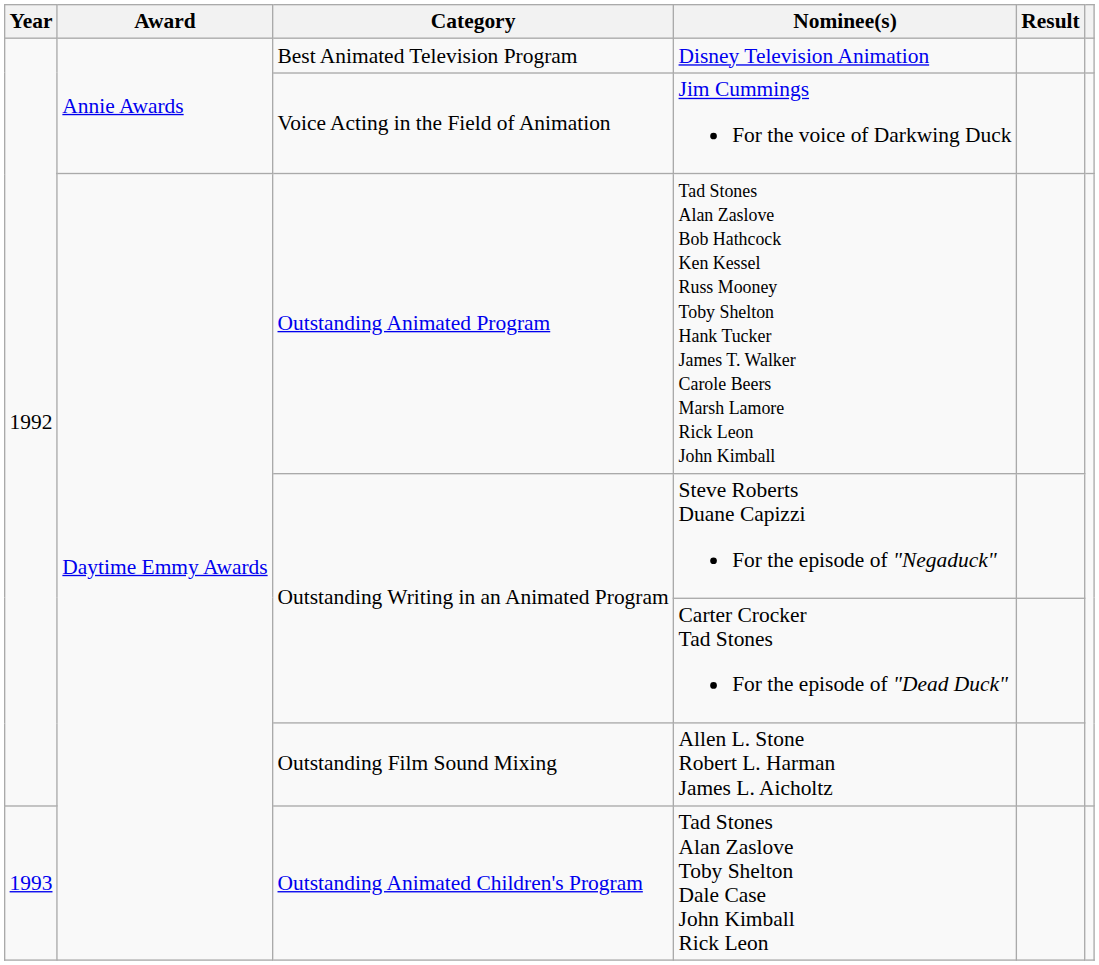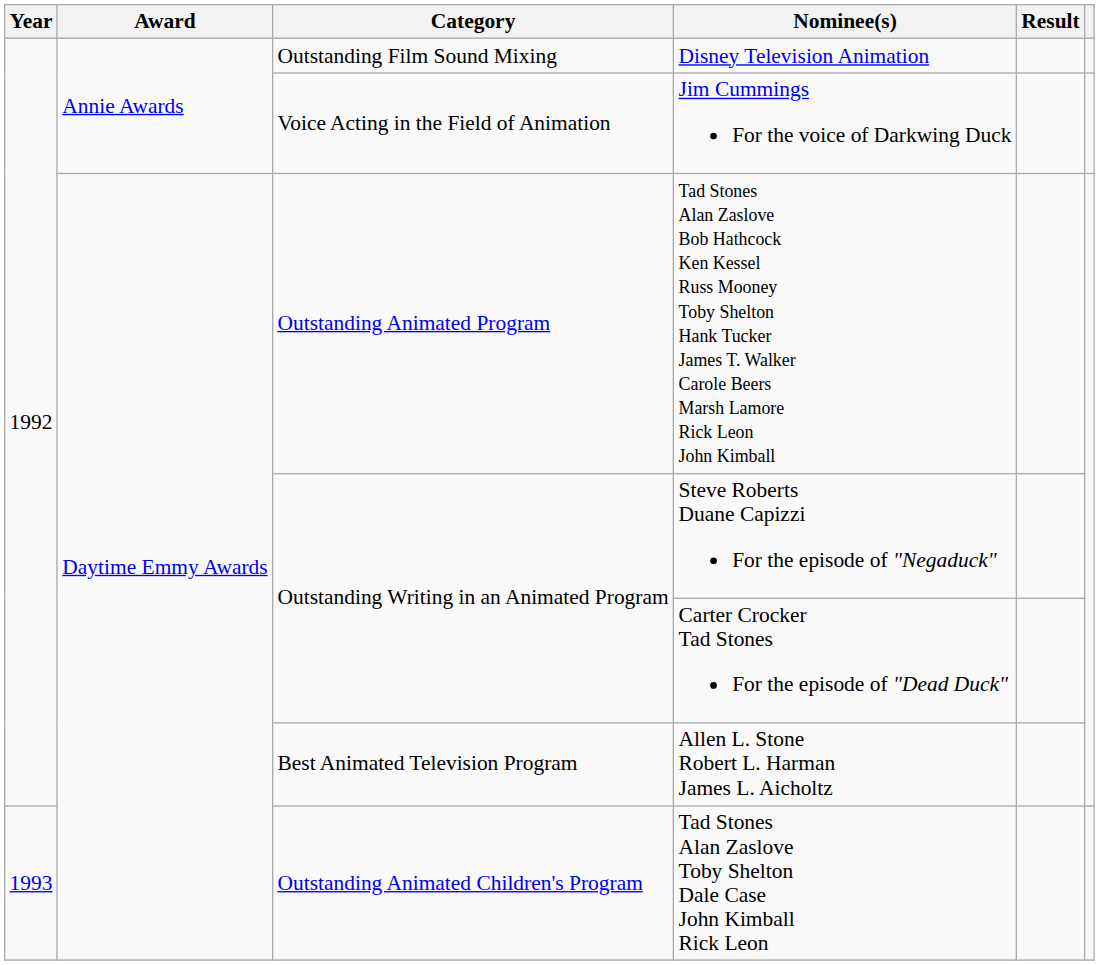(428, 55) Best Animated Television Program -> (417, 55) Outstanding Film Sound Mixing
(417, 764) Outstanding Film Sound Mixing -> (428, 764) Best Animated Television Program
